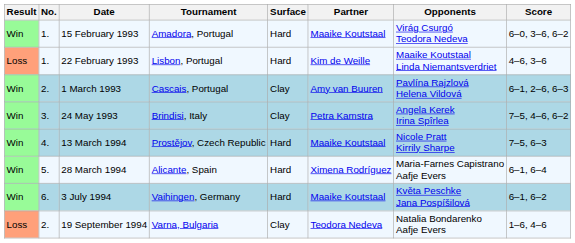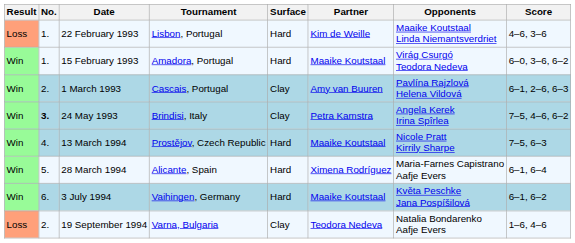rows swapped: (100, 33) <-> (100, 60)
(45, 115) normal -> (45, 115) bold
